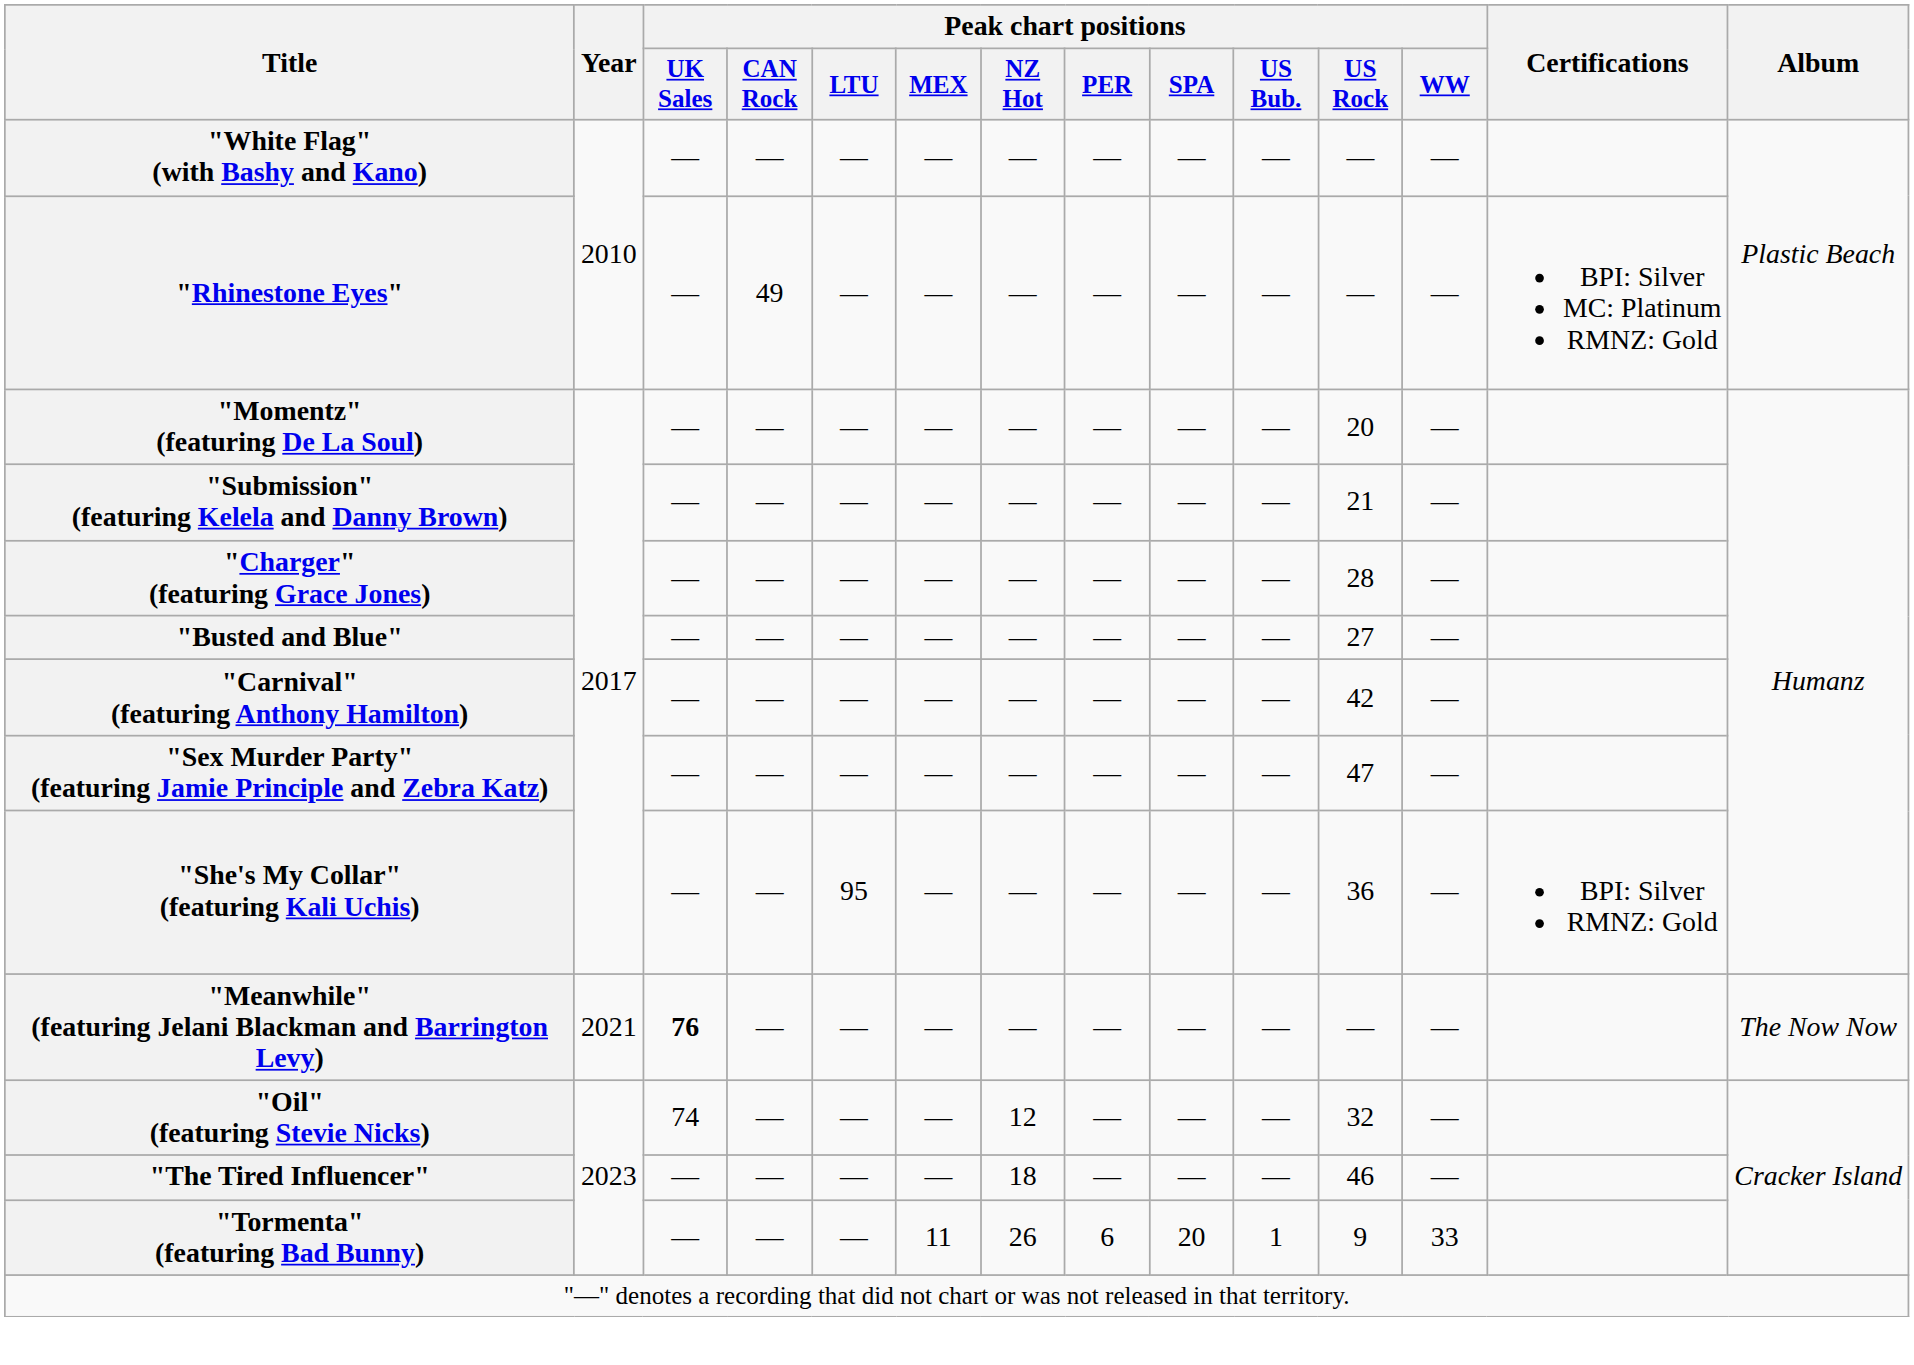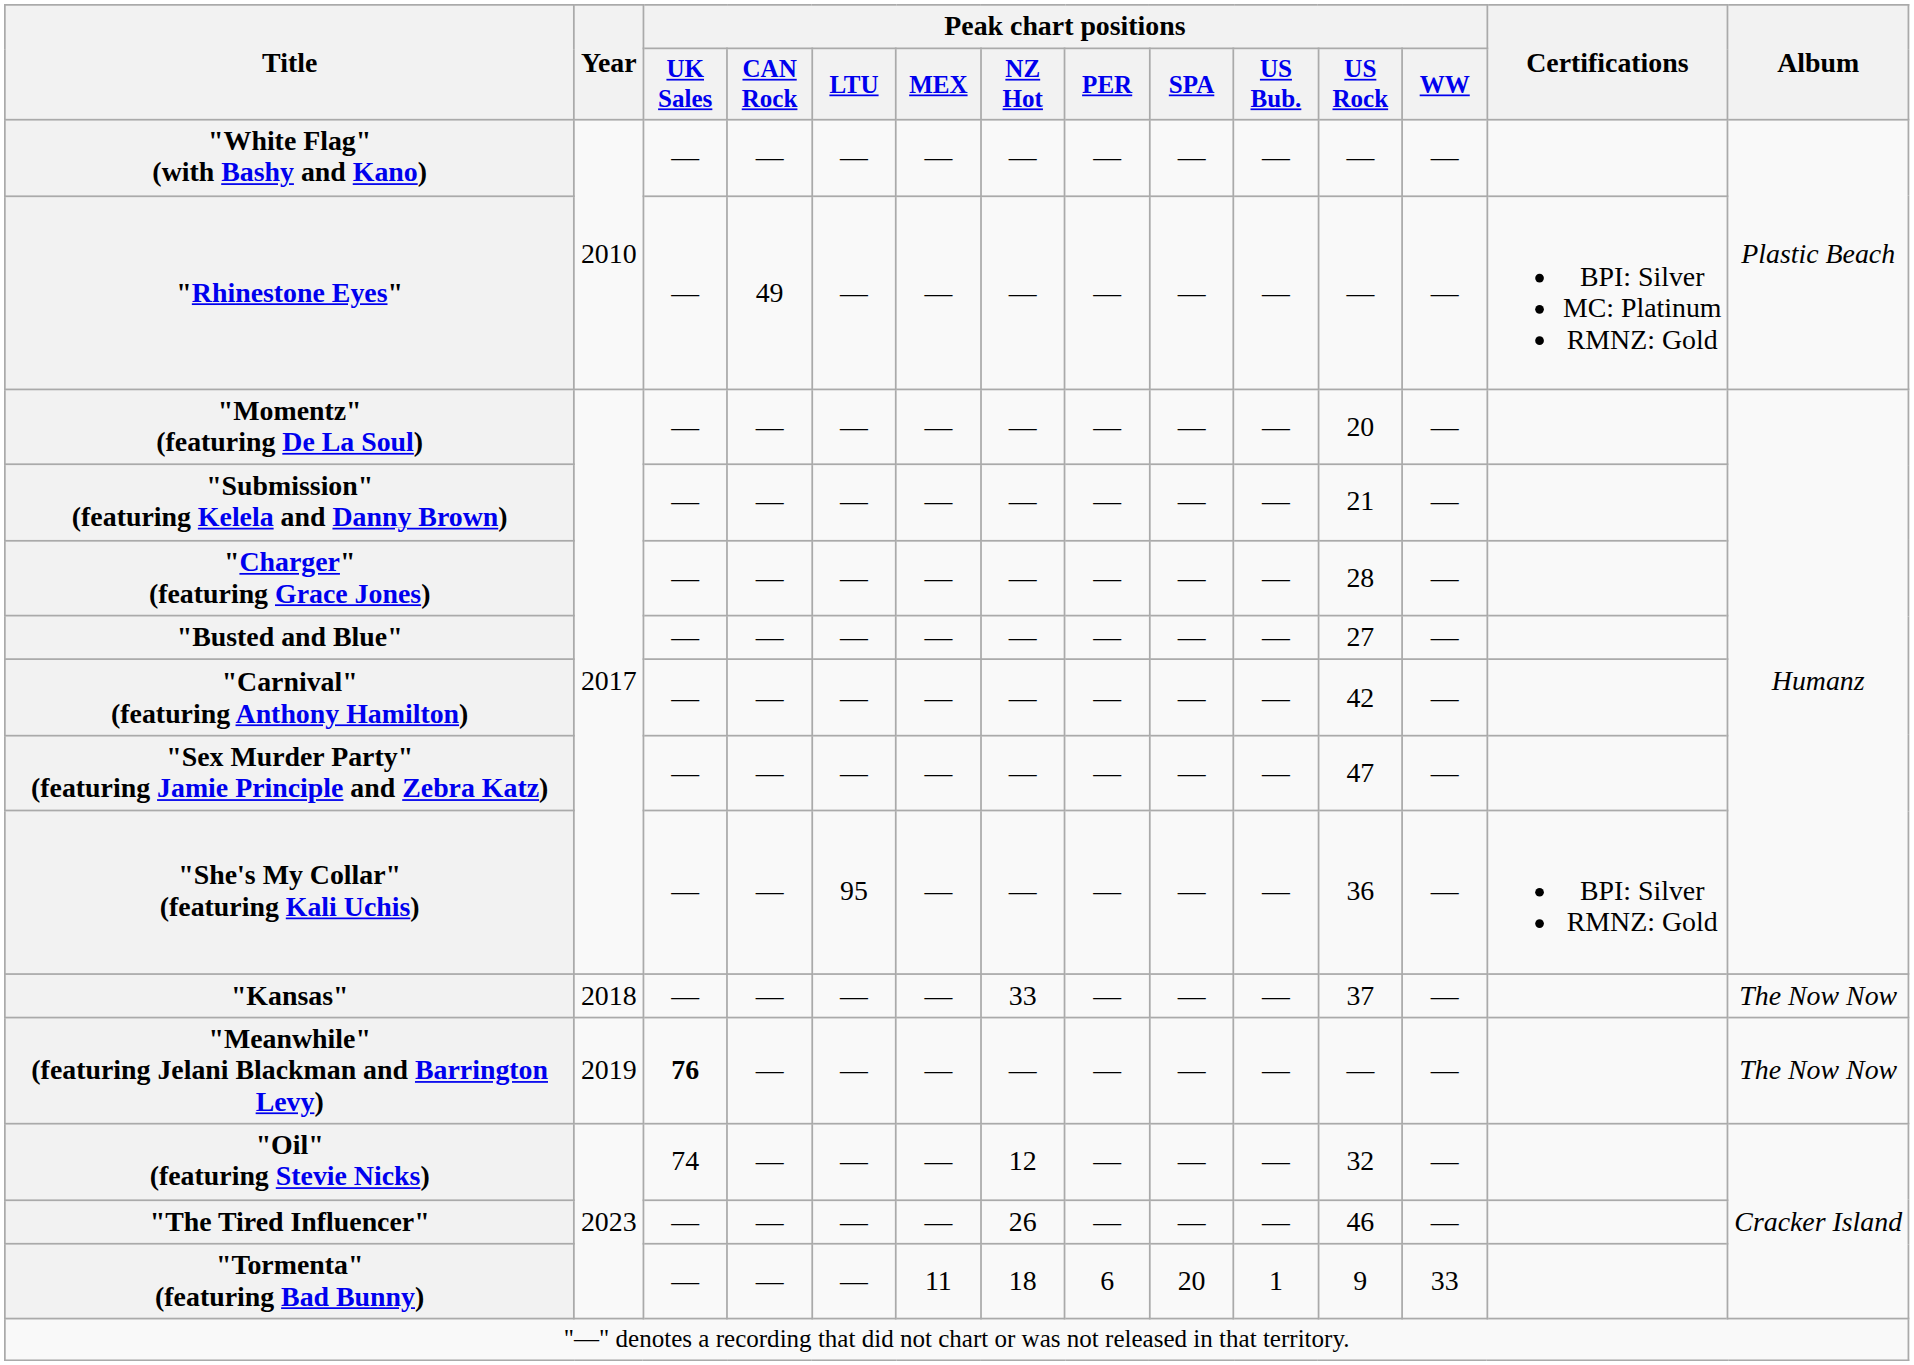+ row: (290, 994)
(609, 1026) 2021 -> (609, 1070) 2019
(1023, 1177) 18 -> (1023, 1221) 26
(1023, 1236) 26 -> (1023, 1281) 18
